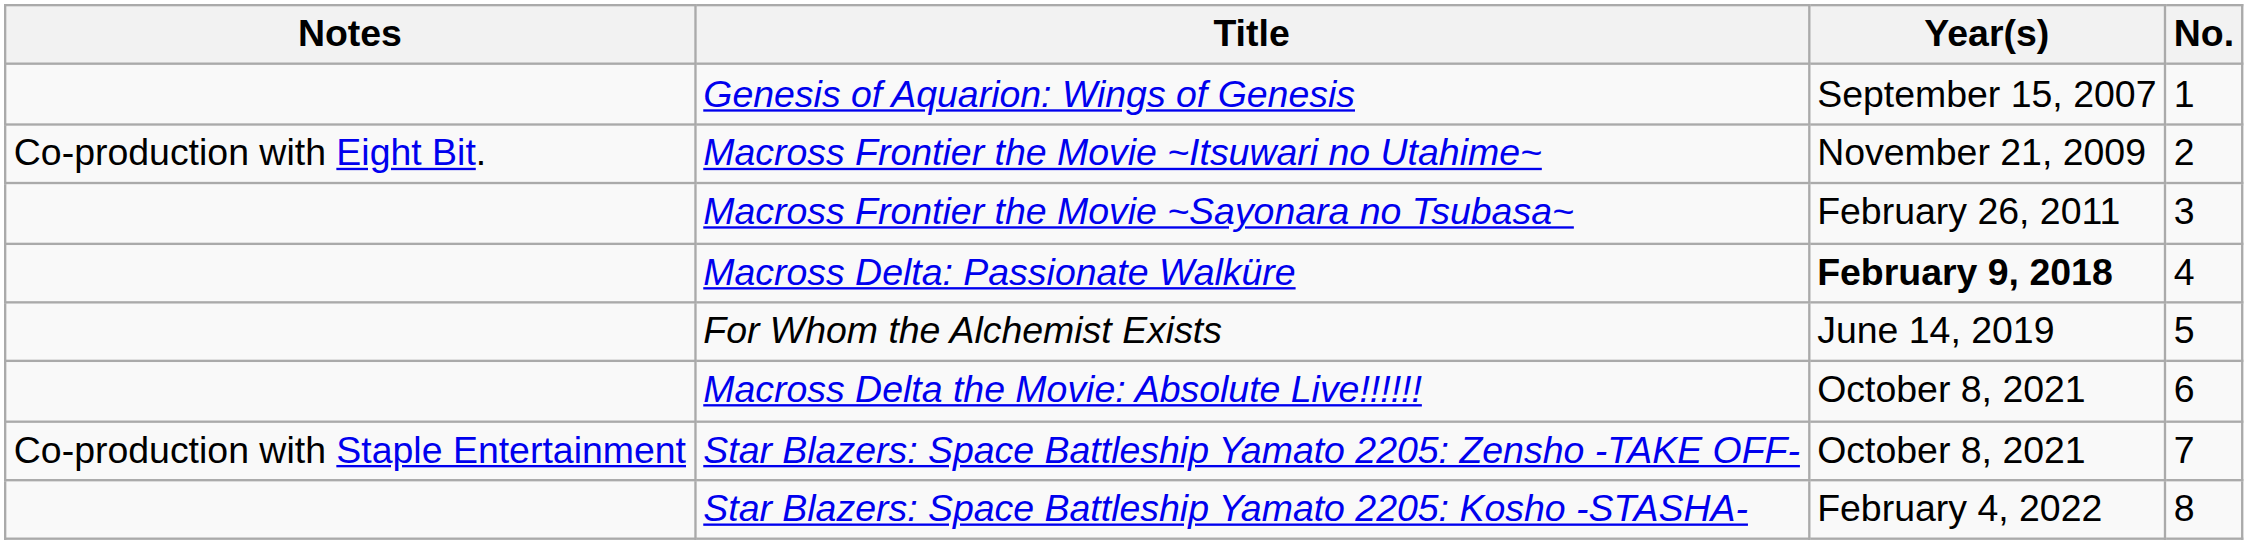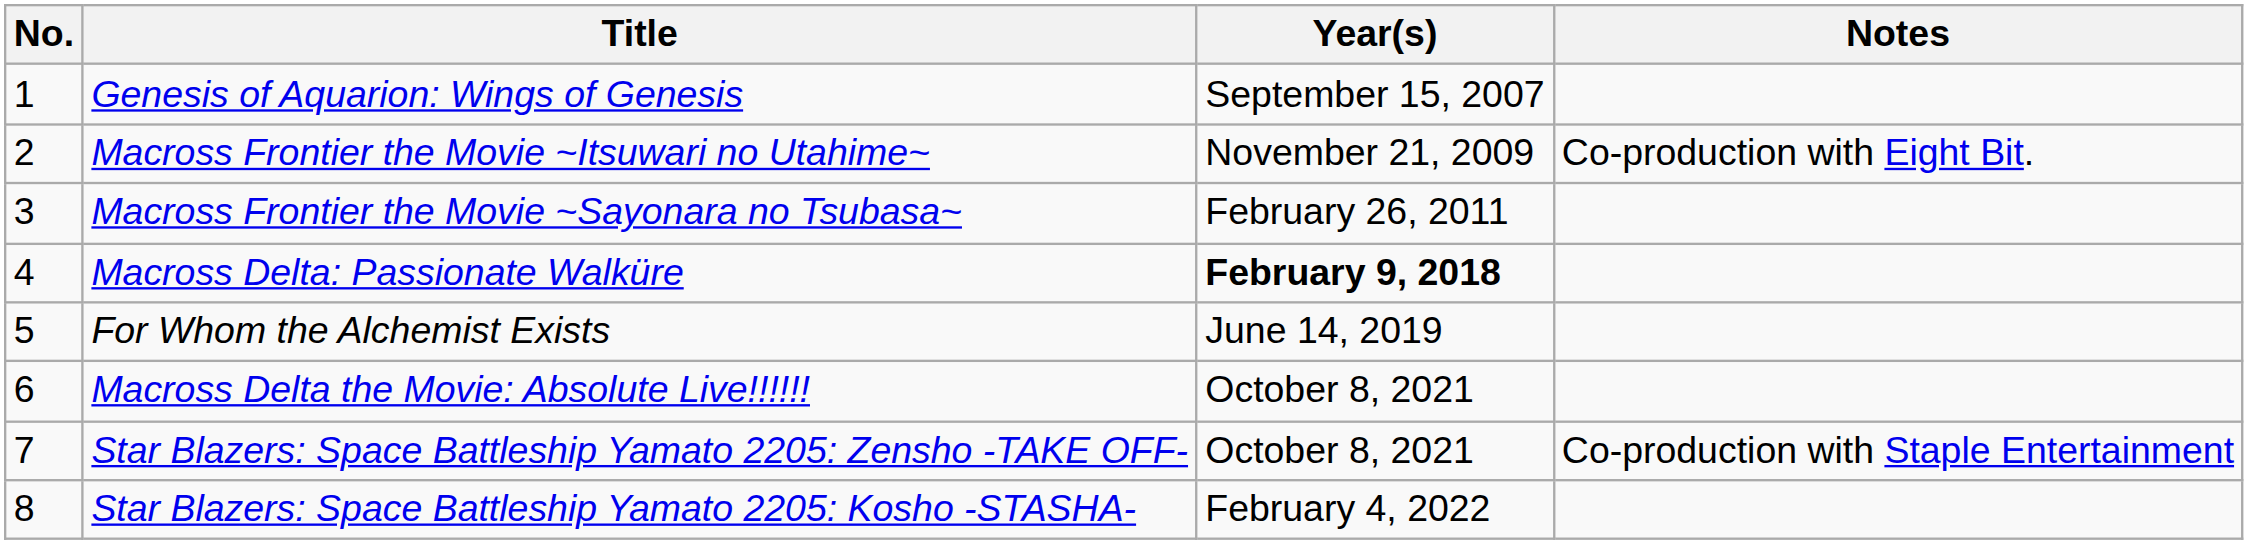columns swapped: (2204, 34) <-> (350, 34)
